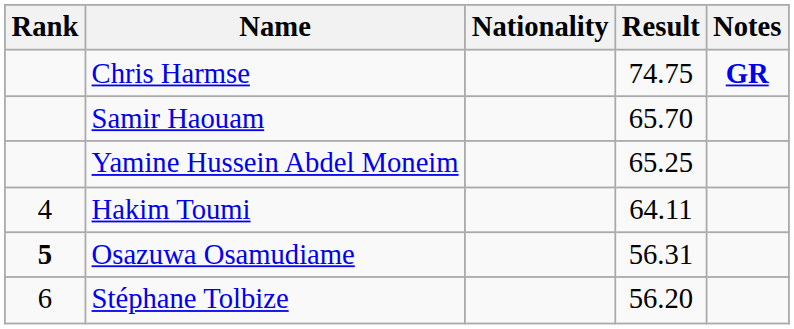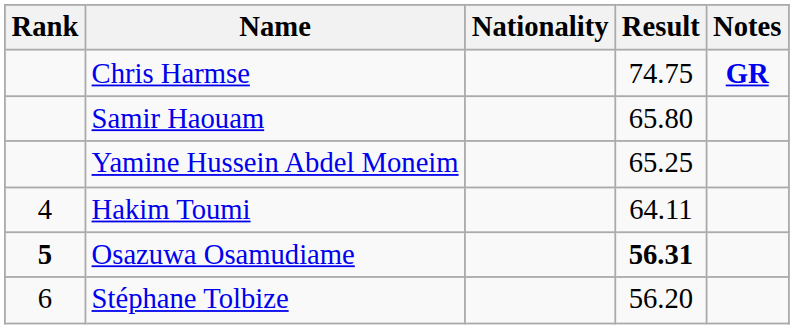(661, 118) 65.70 -> (661, 118) 65.80
(661, 254) normal -> (661, 254) bold
